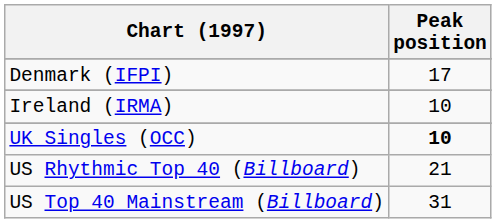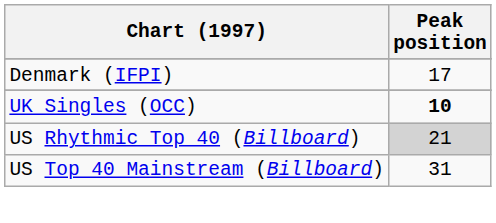- row: (91, 107)
(440, 170) no background -> (440, 138) lightgrey background
